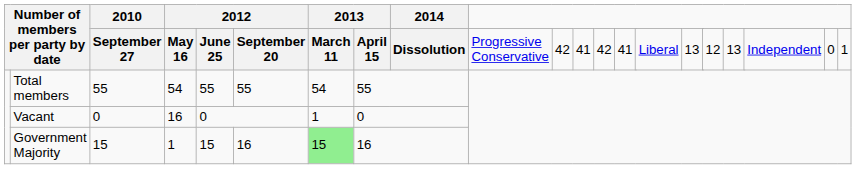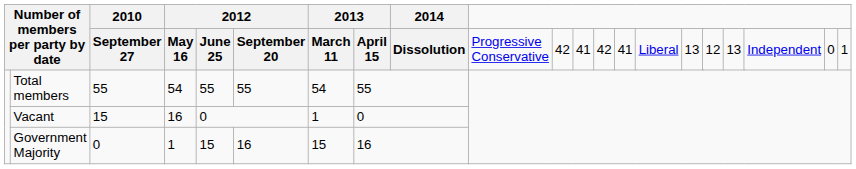(96, 116) 0 -> (100, 116) 15
(100, 145) 15 -> (96, 145) 0
(319, 145) lightgreen background -> (319, 145) no background
